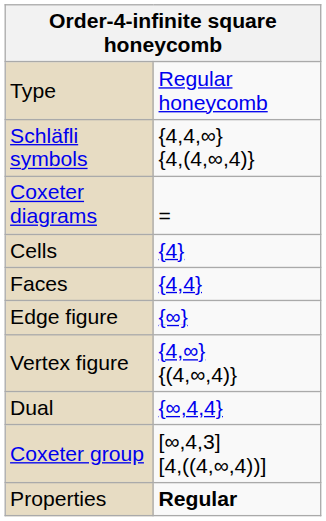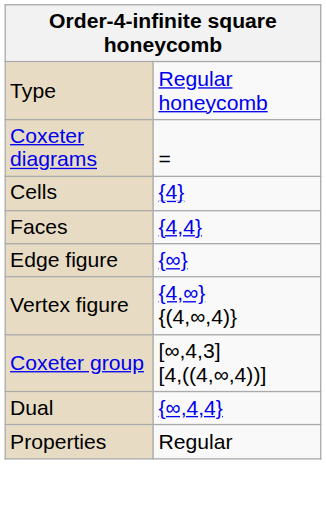- row: (49, 147)
rows swapped: (32, 408) <-> (77, 453)
(198, 498) bold -> (196, 441) normal
